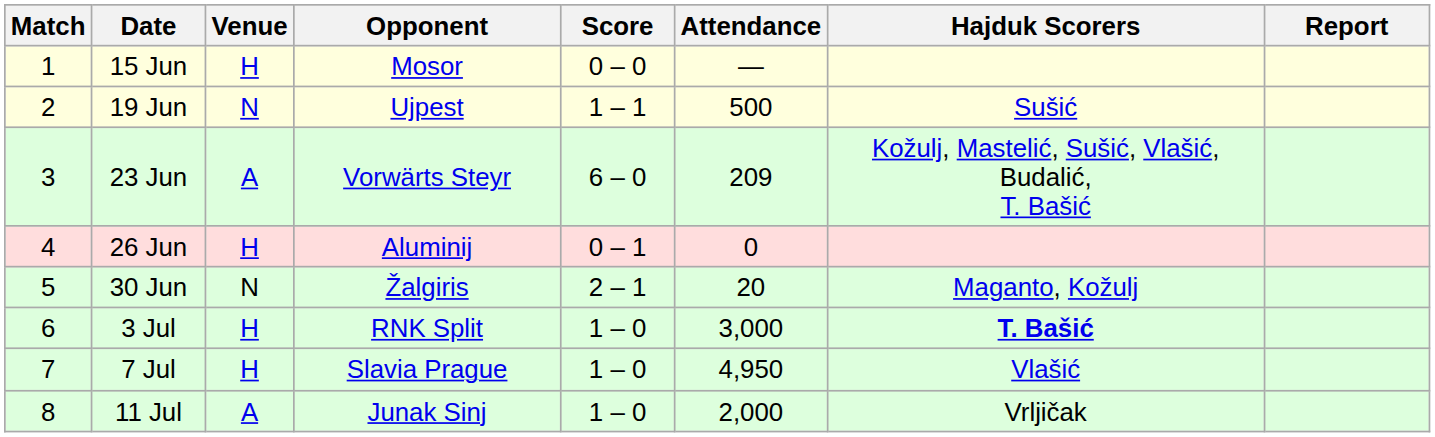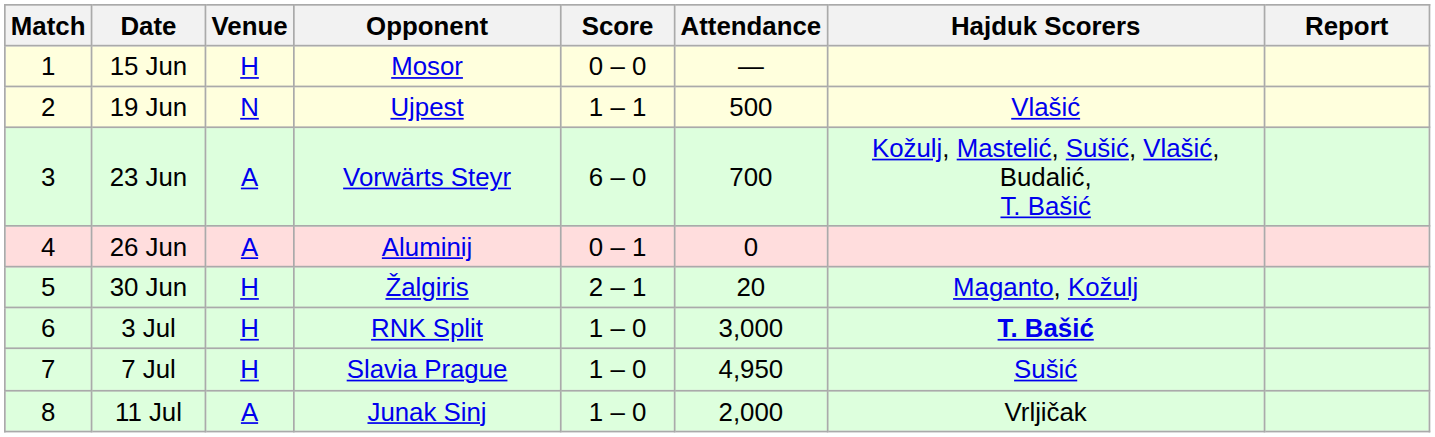(1046, 107) Sušić -> (1046, 107) Vlašić
(751, 177) 209 -> (751, 177) 700
(250, 247) H -> (250, 247) A
(250, 288) N -> (250, 288) H
(1046, 370) Vlašić -> (1046, 370) Sušić
